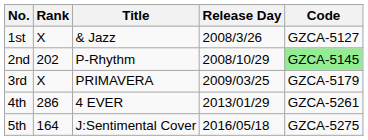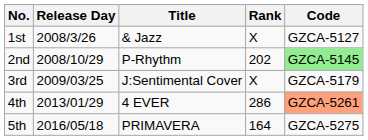columns swapped: (242, 15) <-> (53, 15)
(114, 81) PRIMAVERA -> (182, 81) J:Sentimental Cover
(324, 103) no background -> (324, 103) lightsalmon background
(136, 125) J:Sentimental Cover -> (161, 125) PRIMAVERA
